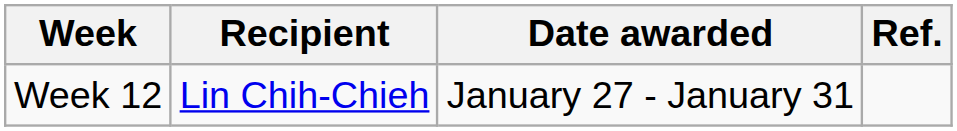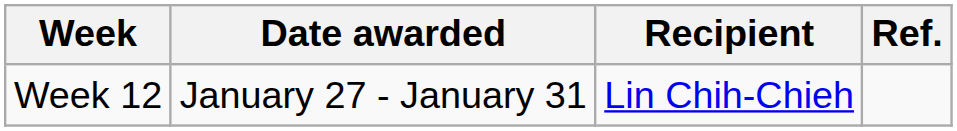columns swapped: (305, 34) <-> (650, 34)
